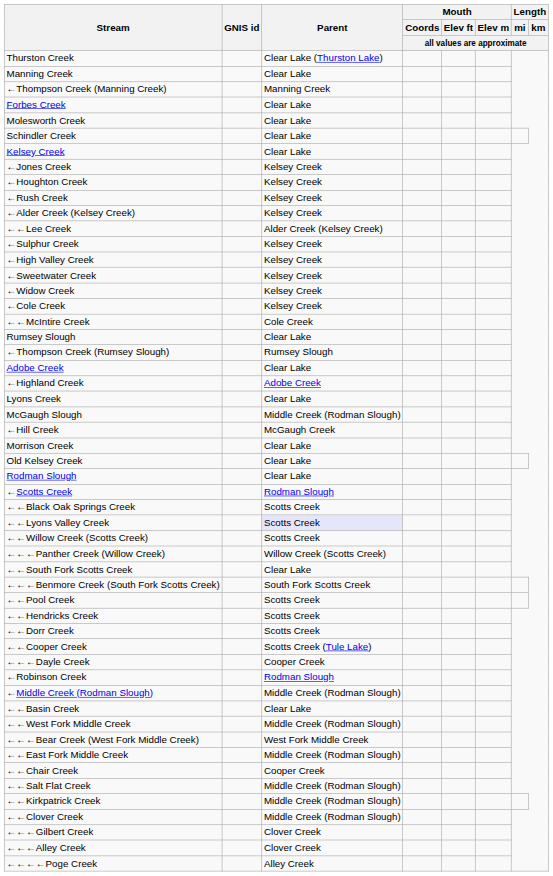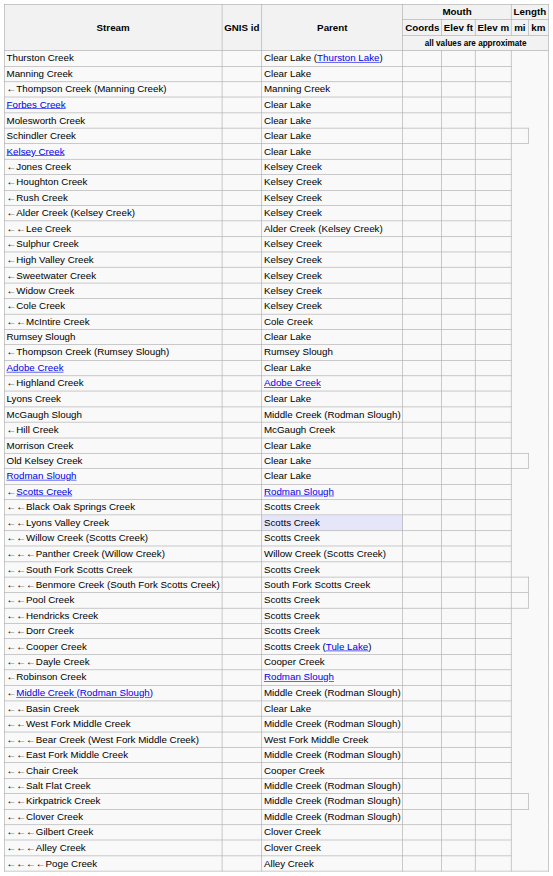(288, 569) Clear Lake -> (292, 569) Scotts Creek
